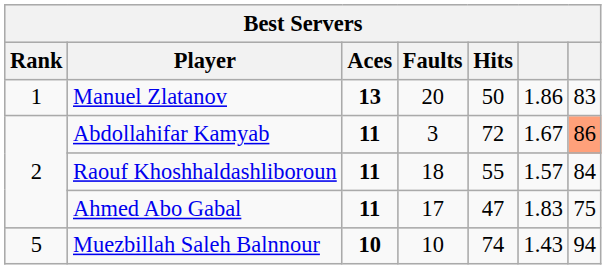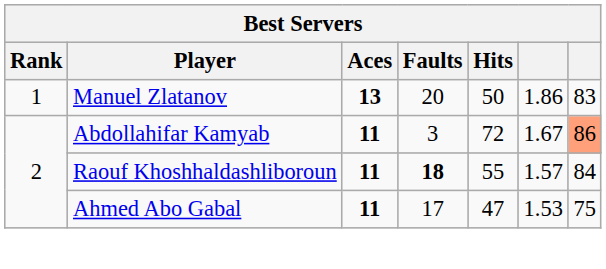(433, 171) normal -> (433, 171) bold
(543, 208) 1.83 -> (543, 208) 1.53
- row: (196, 245)
